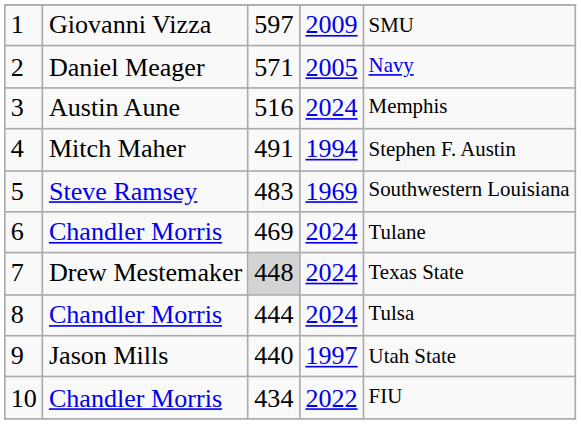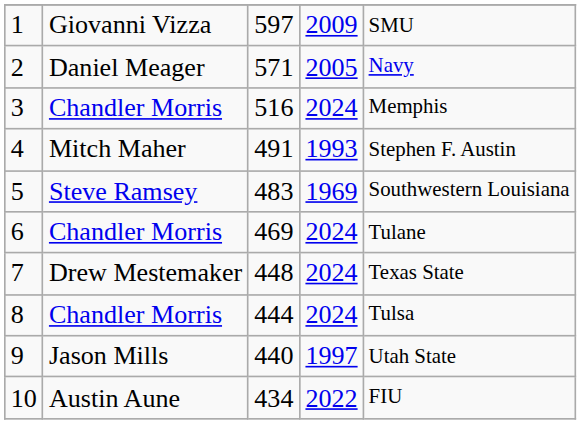(114, 107) Austin Aune -> (135, 107) Chandler Morris
(332, 149) 1994 -> (332, 149) 1993
(274, 273) lightgrey background -> (274, 273) no background
(135, 397) Chandler Morris -> (114, 397) Austin Aune
